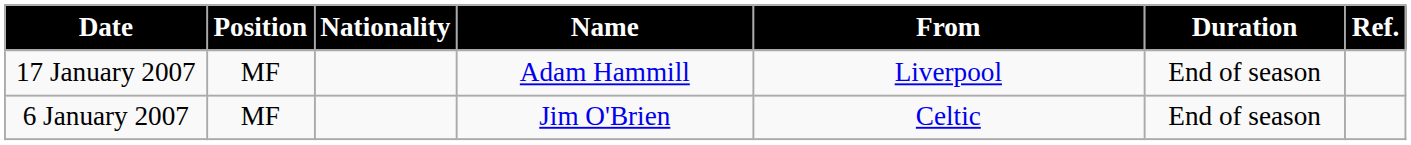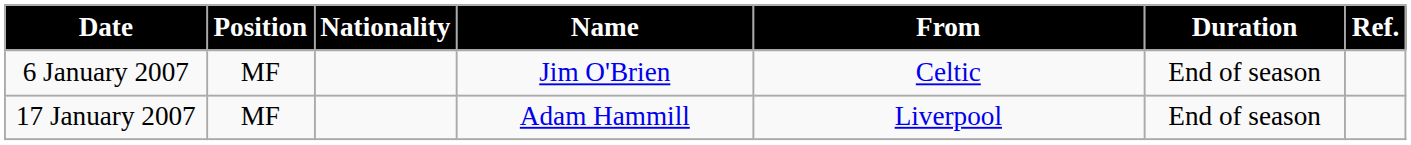rows swapped: (106, 117) <-> (106, 72)
